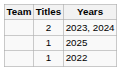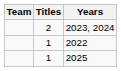rows swapped: (76, 43) <-> (76, 58)
